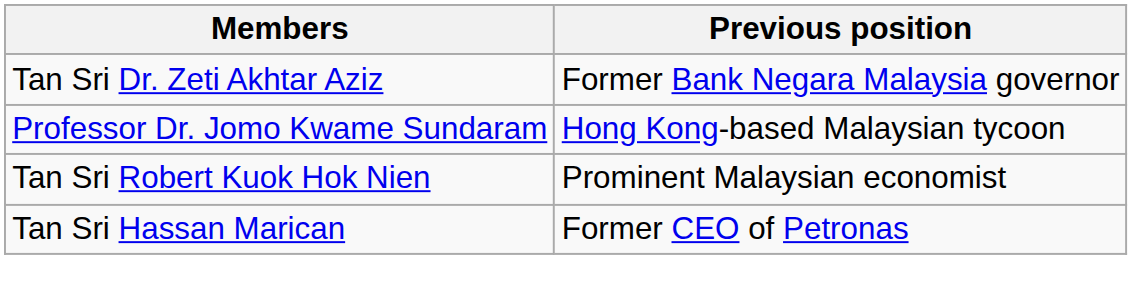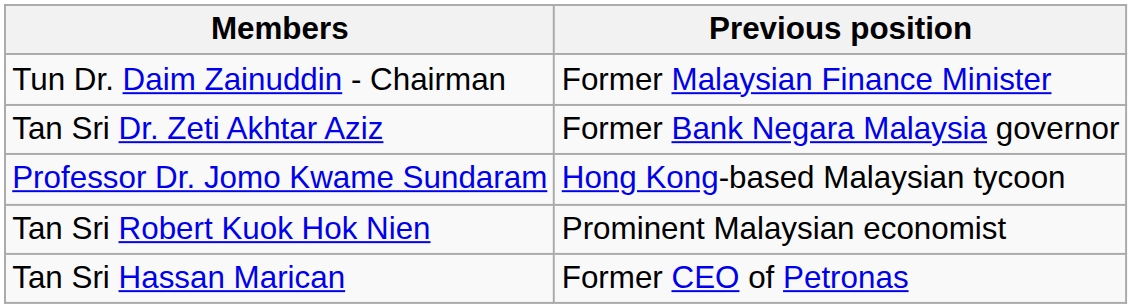+ row: (259, 79)
